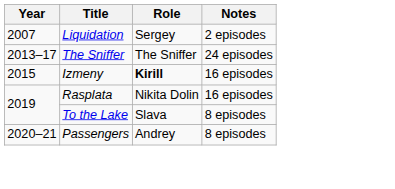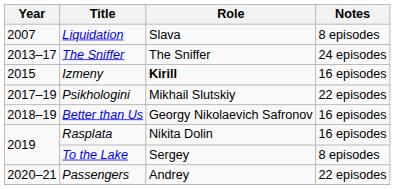(155, 34) Sergey -> (165, 34) Slava
(235, 34) 2 episodes -> (349, 34) 8 episodes
+ row: (96, 94)
+ row: (103, 114)
(151, 114) Slava -> (169, 154) Sergey
(235, 134) 8 episodes -> (353, 174) 22 episodes
